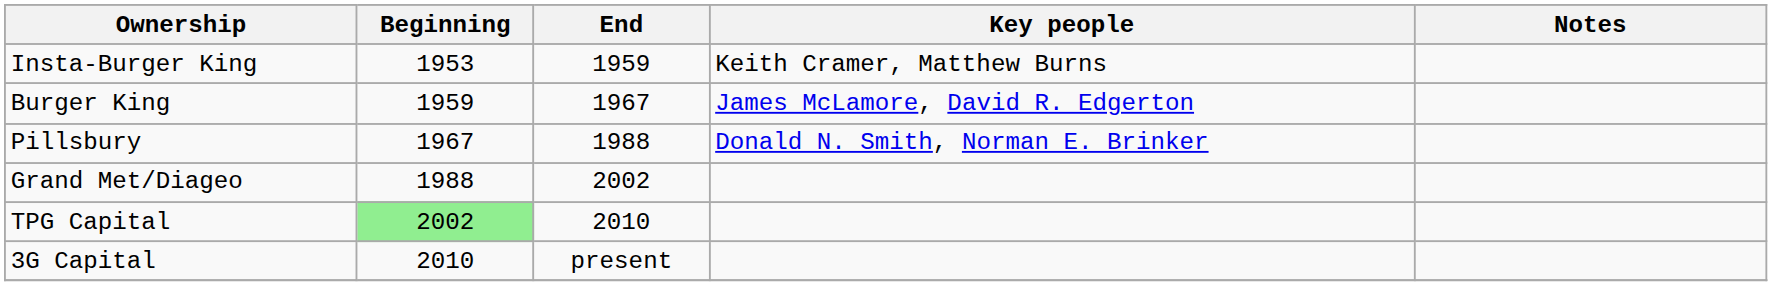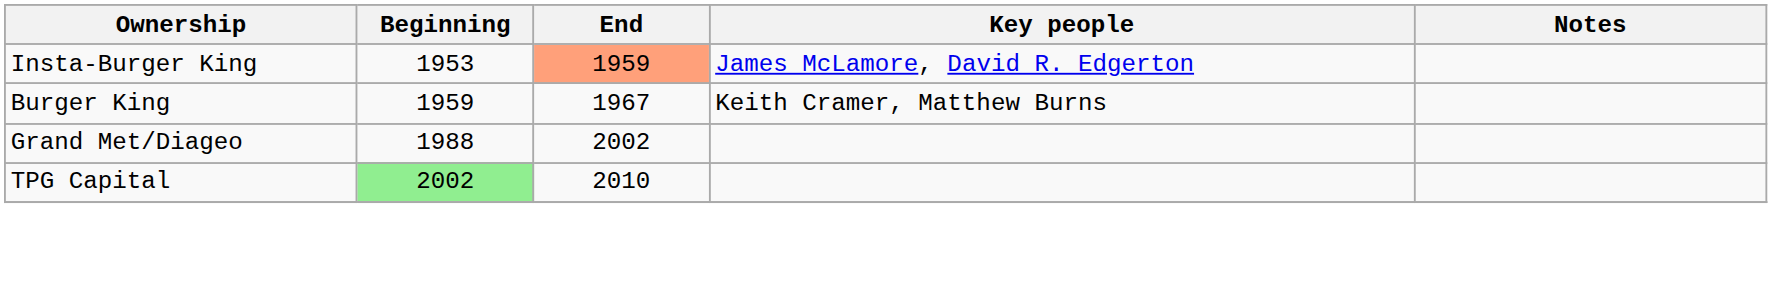(621, 64) no background -> (621, 64) lightsalmon background
(911, 64) Keith Cramer, Matthew Burns -> (955, 64) James McLamore, David R. Edgerton
(955, 103) James McLamore, David R. Edgerton -> (911, 103) Keith Cramer, Matthew Burns
- row: (76, 143)
- row: (83, 261)
